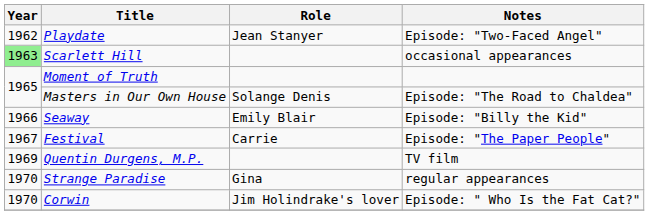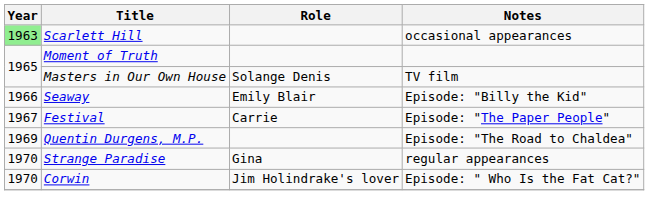- row: (74, 35)
(519, 97) Episode: "The Road to Chaldea" -> (432, 76) TV film
(432, 159) TV film -> (519, 138) Episode: "The Road to Chaldea"
